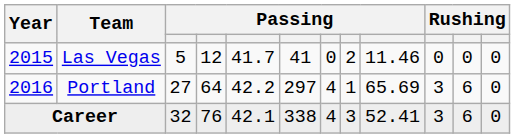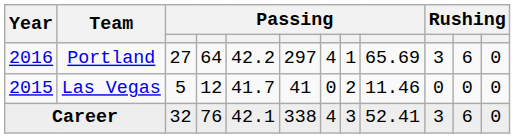rows swapped: (111, 58) <-> (111, 88)
